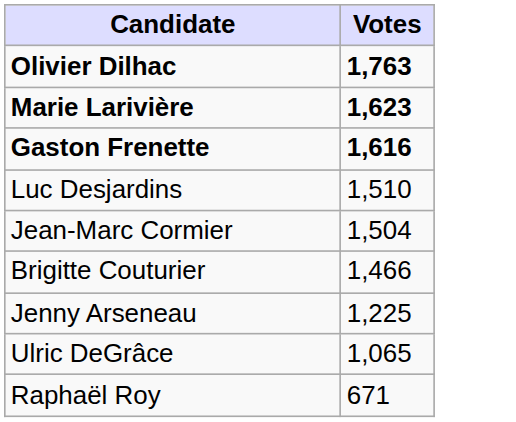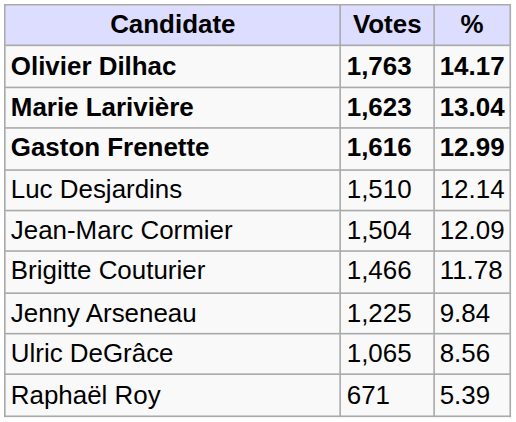+ column: (472, 25)
